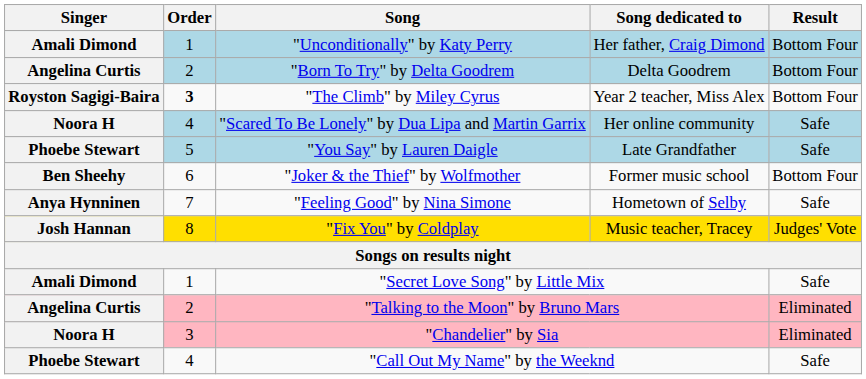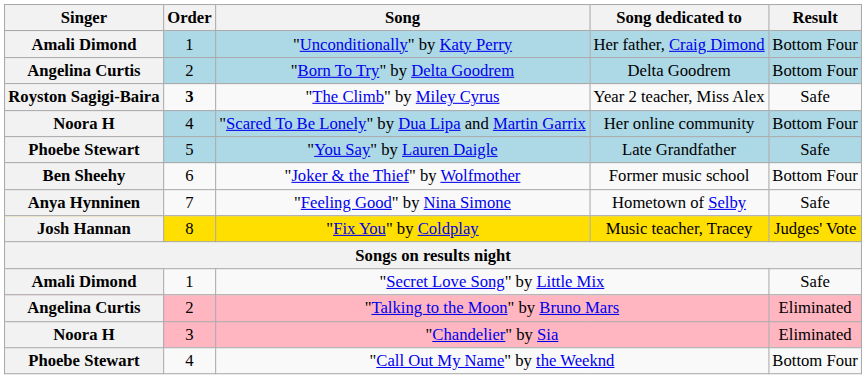(815, 96) Bottom Four -> (815, 96) Safe
(815, 123) Safe -> (815, 123) Bottom Four
(815, 360) Safe -> (815, 360) Bottom Four
